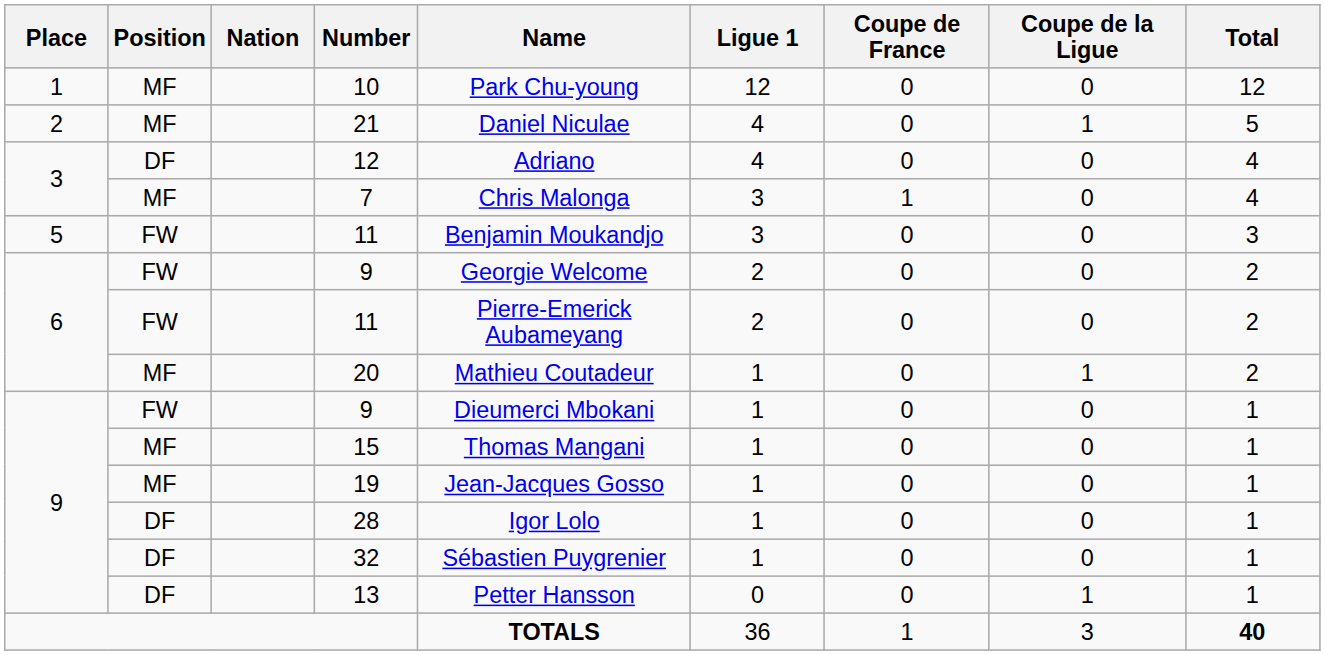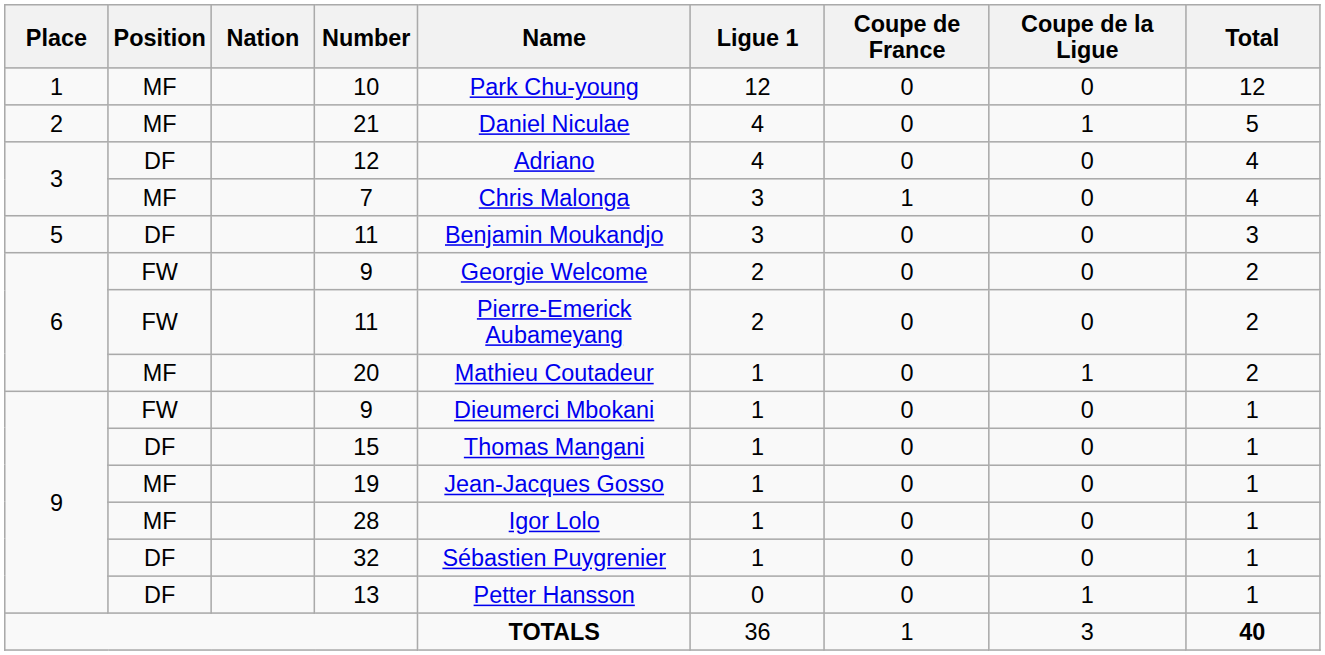(160, 235) FW -> (160, 235) DF
(160, 446) MF -> (160, 446) DF
(160, 521) DF -> (160, 521) MF
